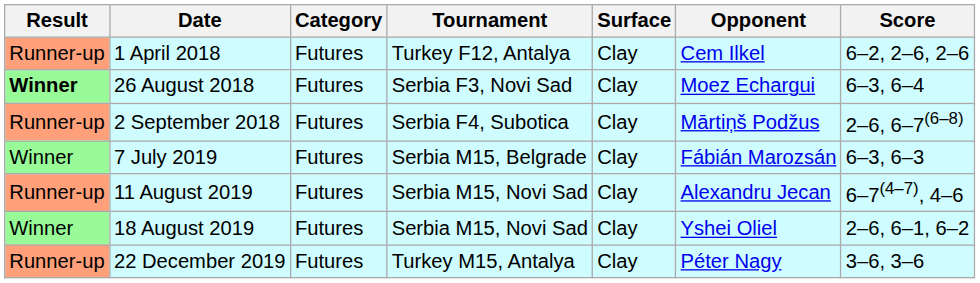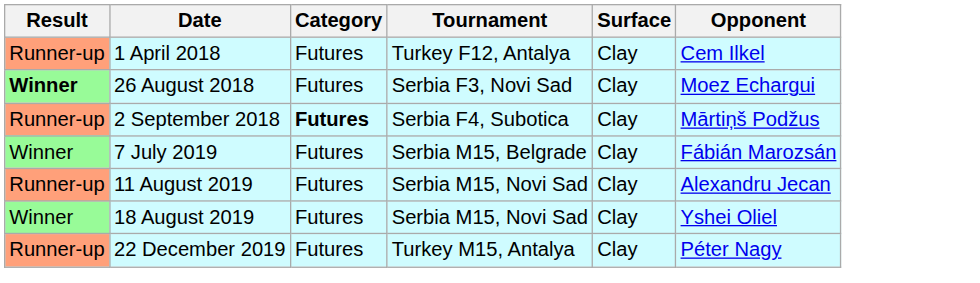- column: (907, 20)
(329, 121) normal -> (332, 118) bold
